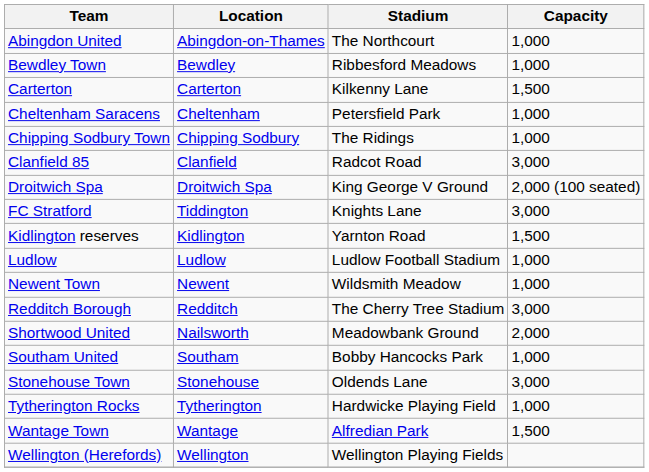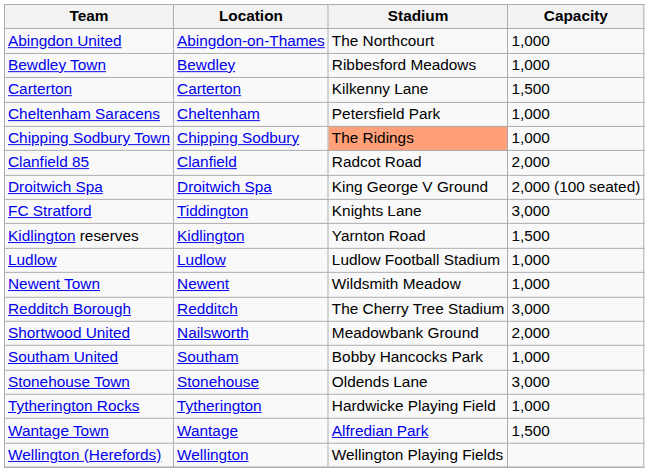(373, 138) no background -> (373, 138) lightsalmon background
(531, 162) 3,000 -> (531, 162) 2,000
